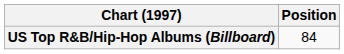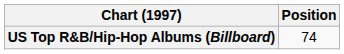(309, 37) 84 -> (309, 37) 74
